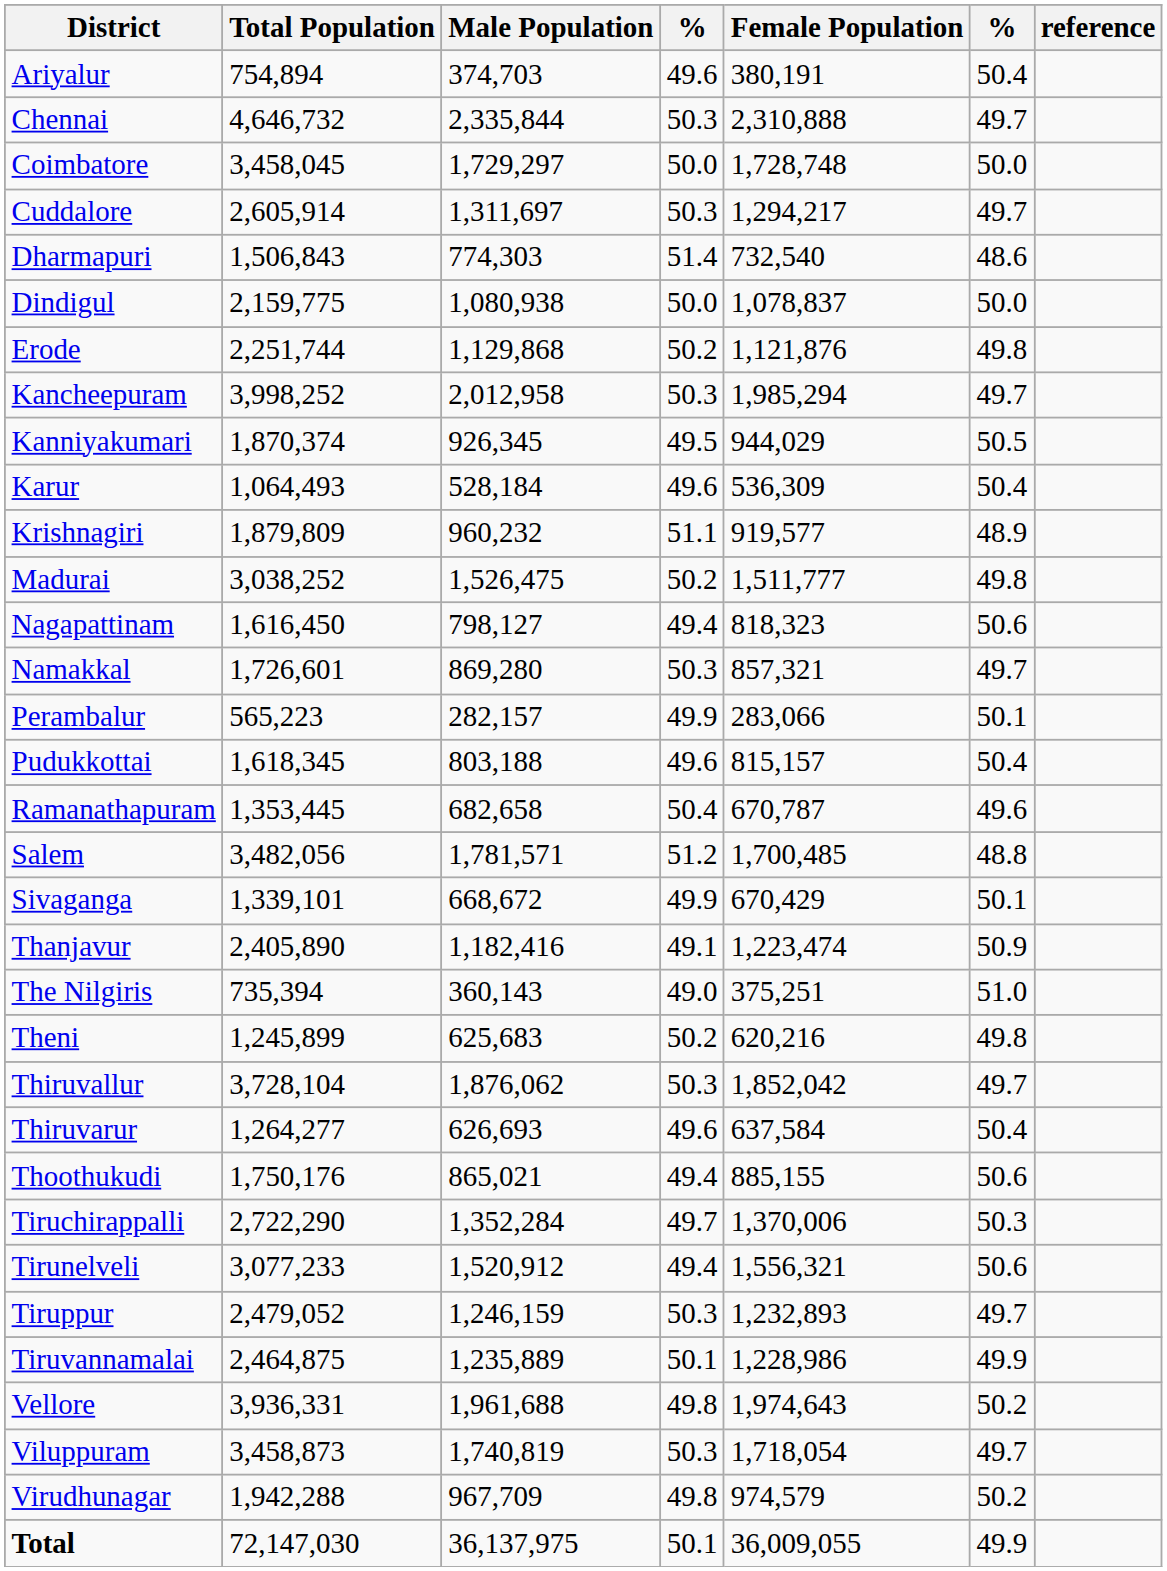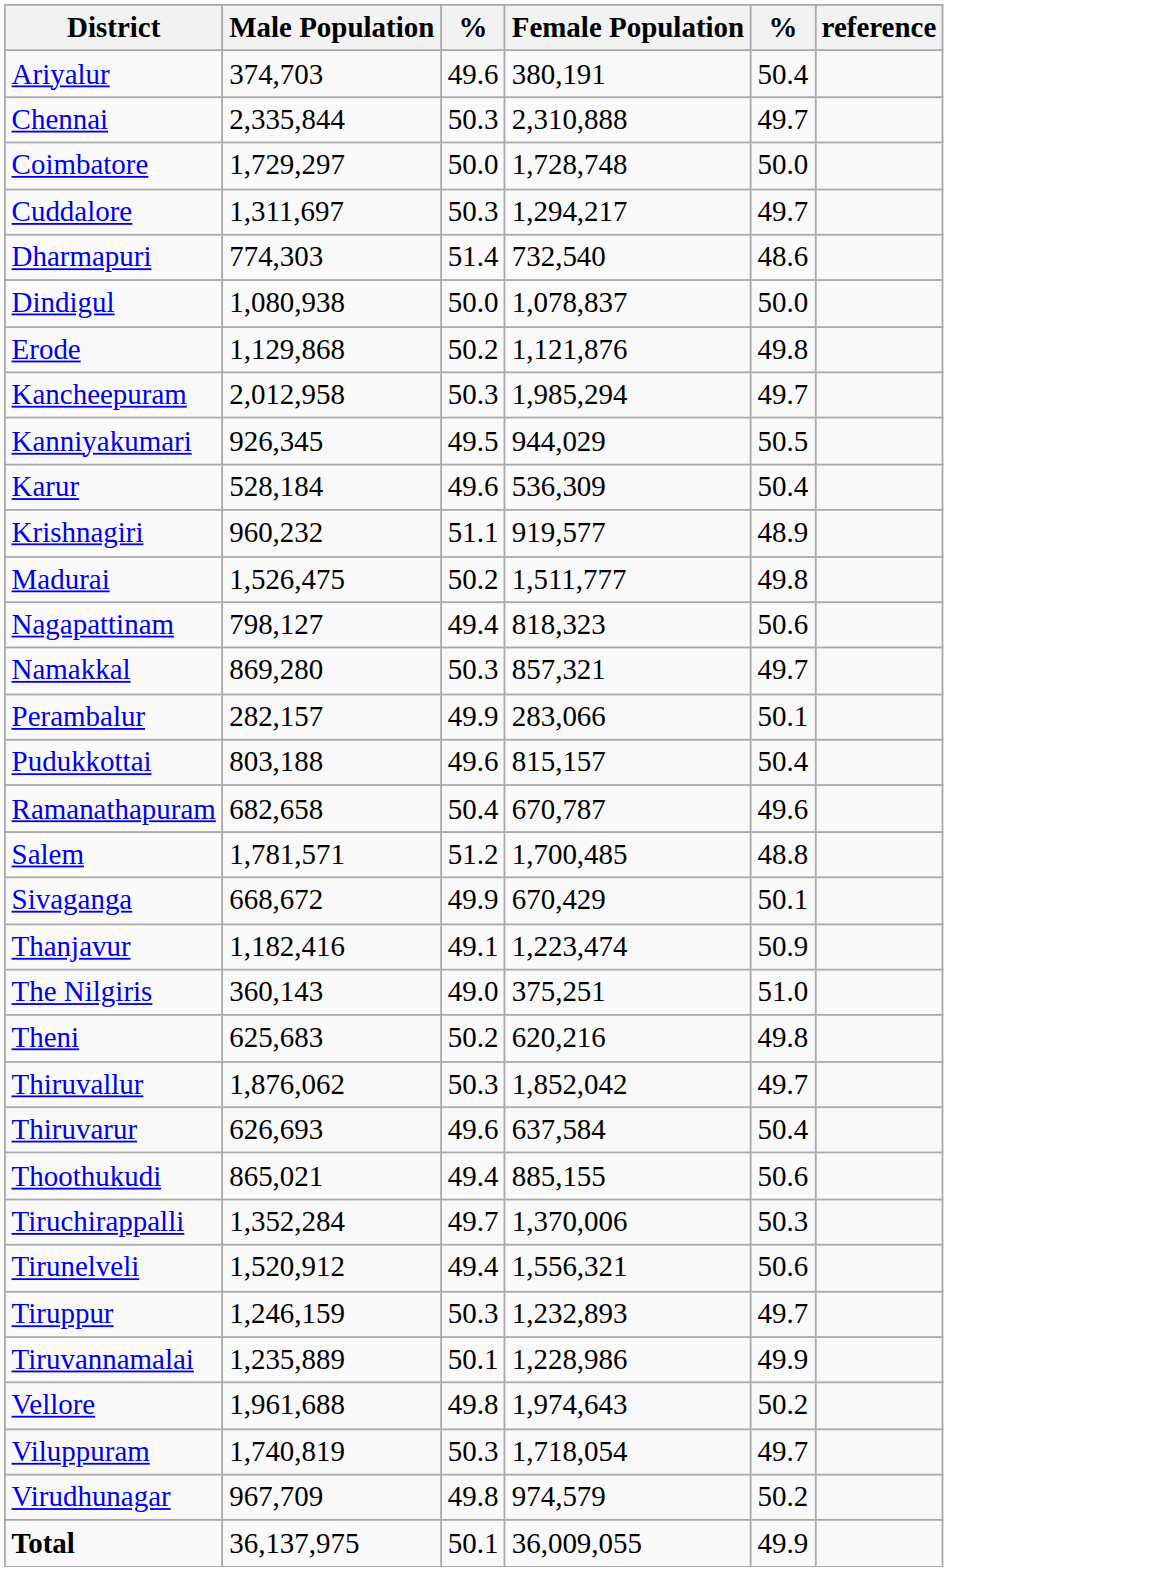- column: (332, 27)
